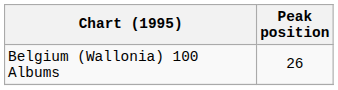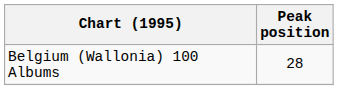(295, 65) 26 -> (295, 65) 28
